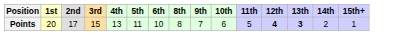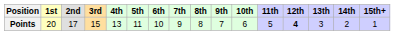+ column: (180, 10)
(300, 24) bold -> (321, 24) normal
